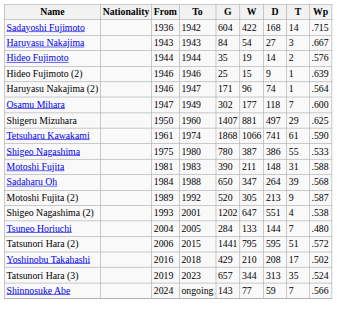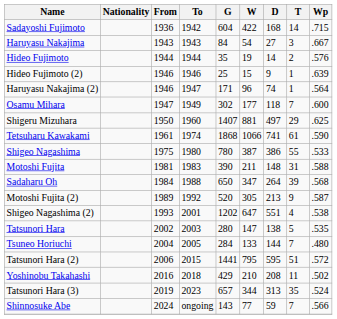+ row: (36, 228)
(294, 259) 17 -> (293, 275) 11
